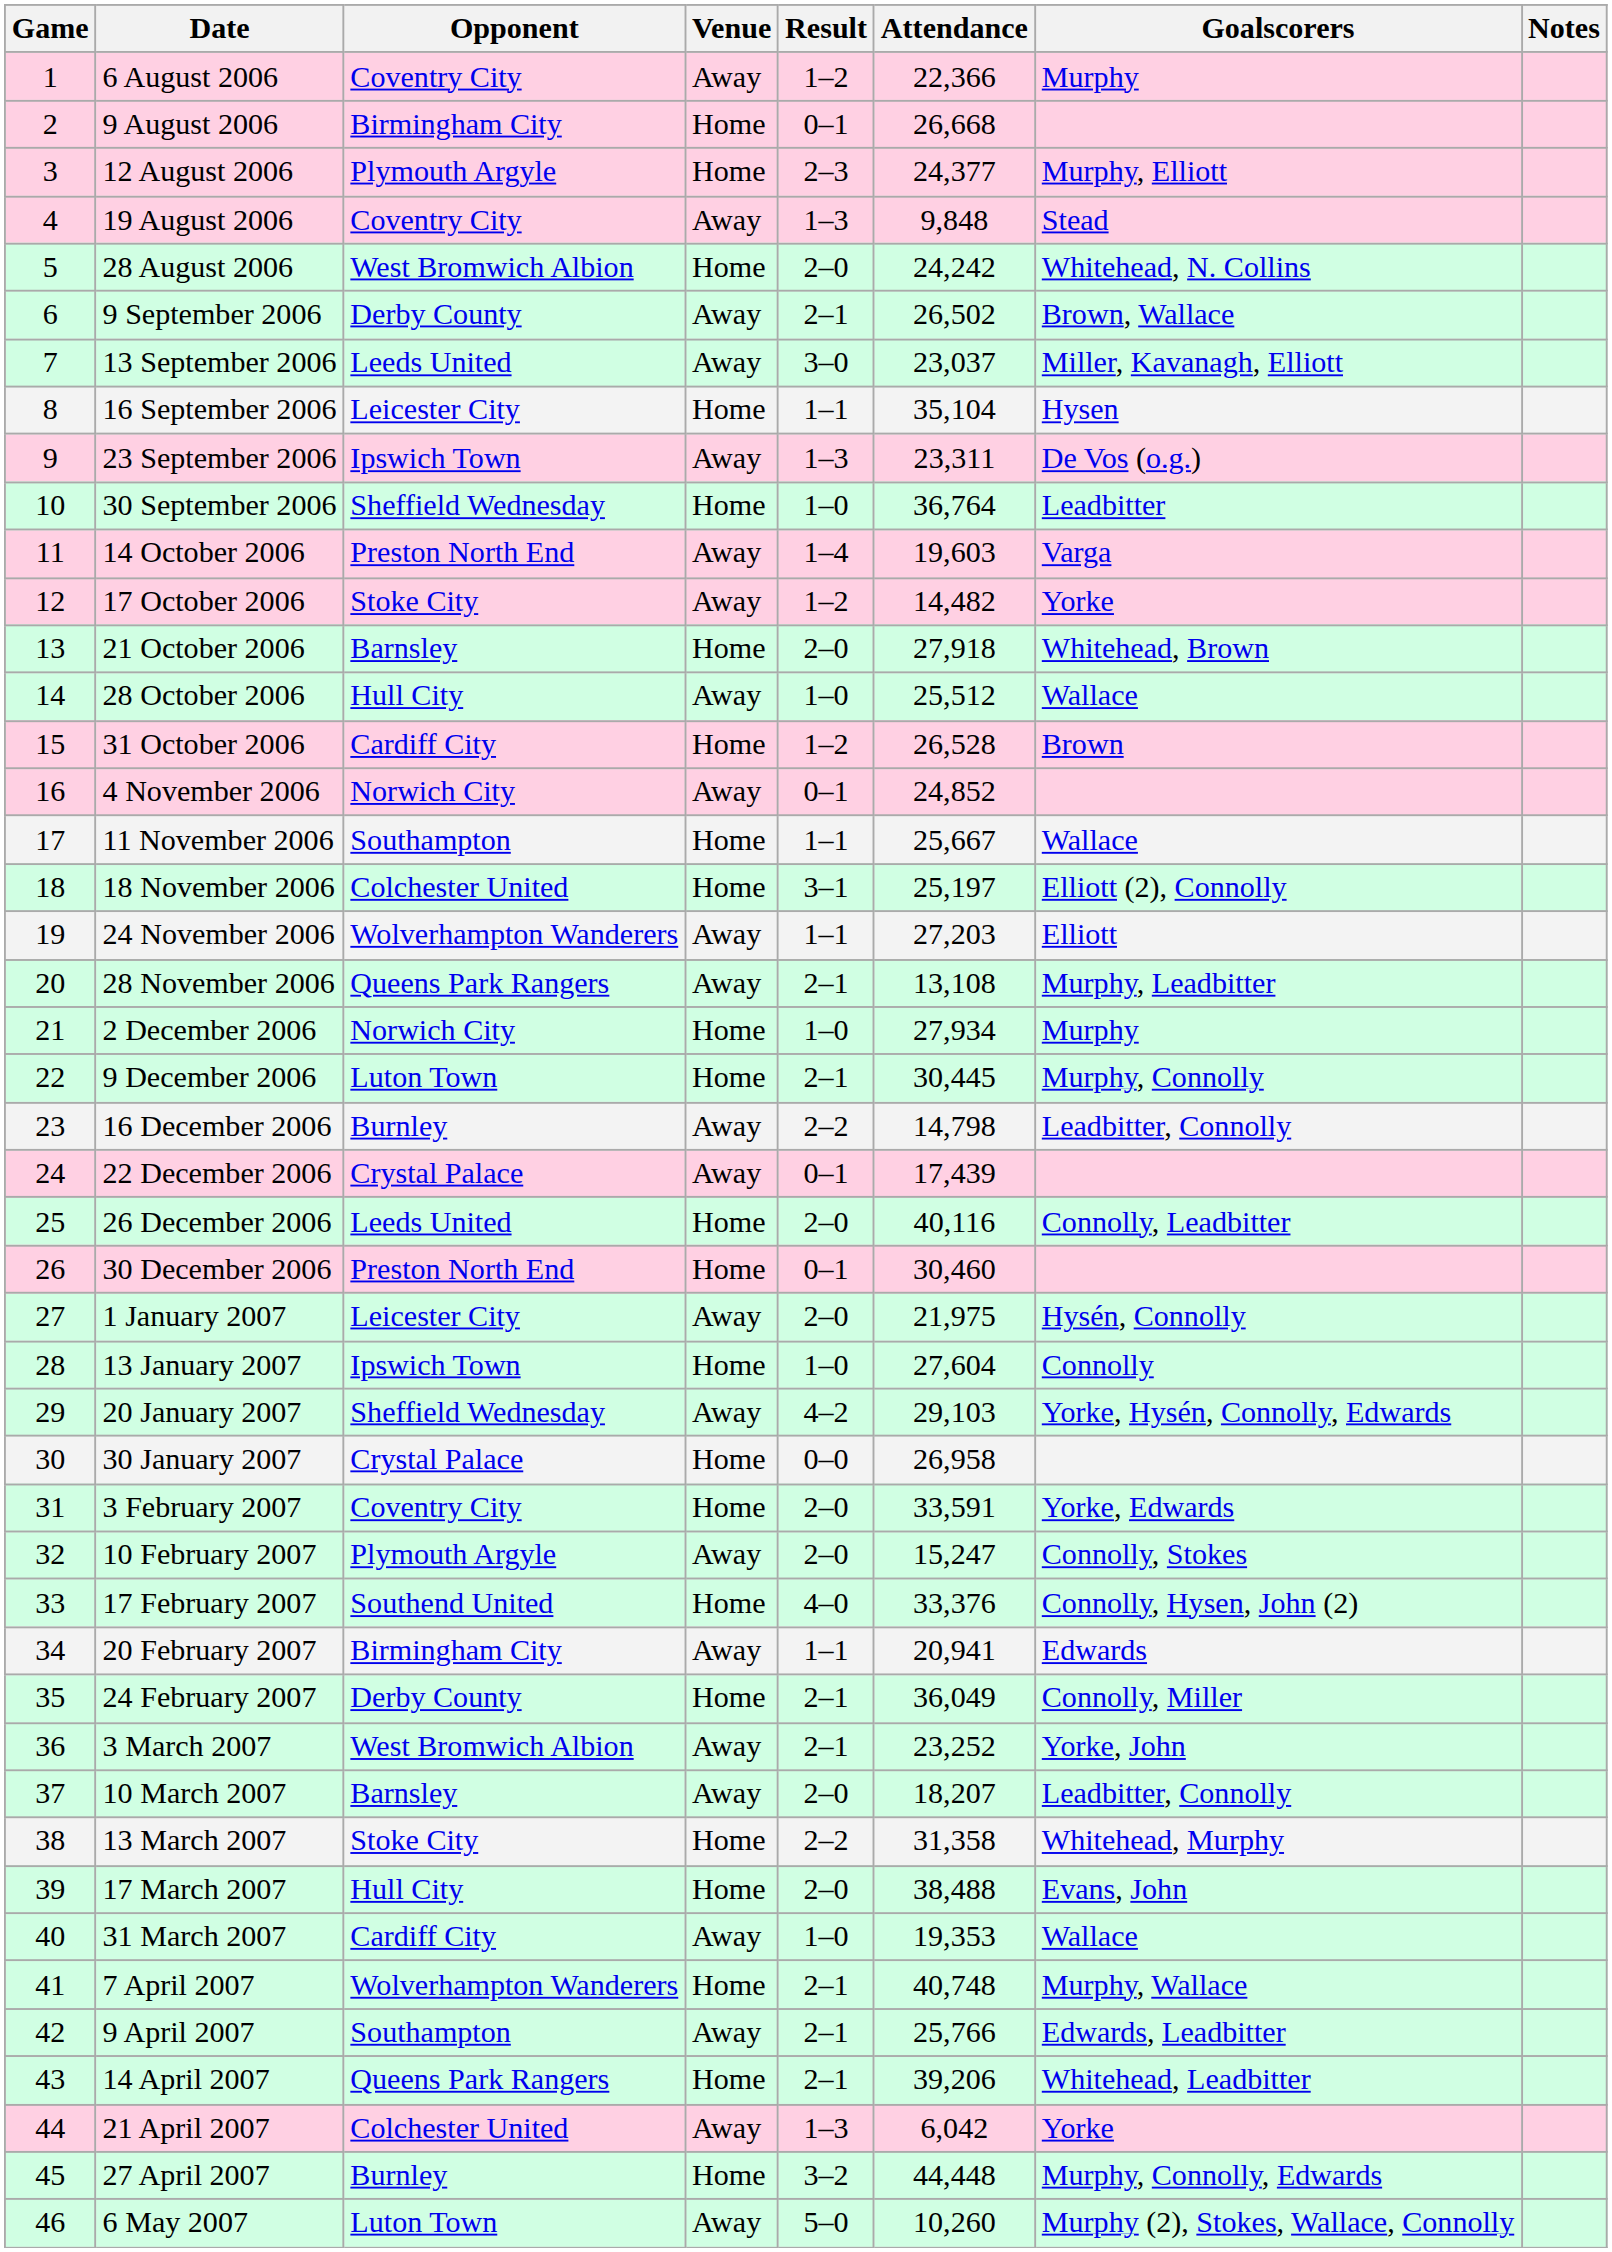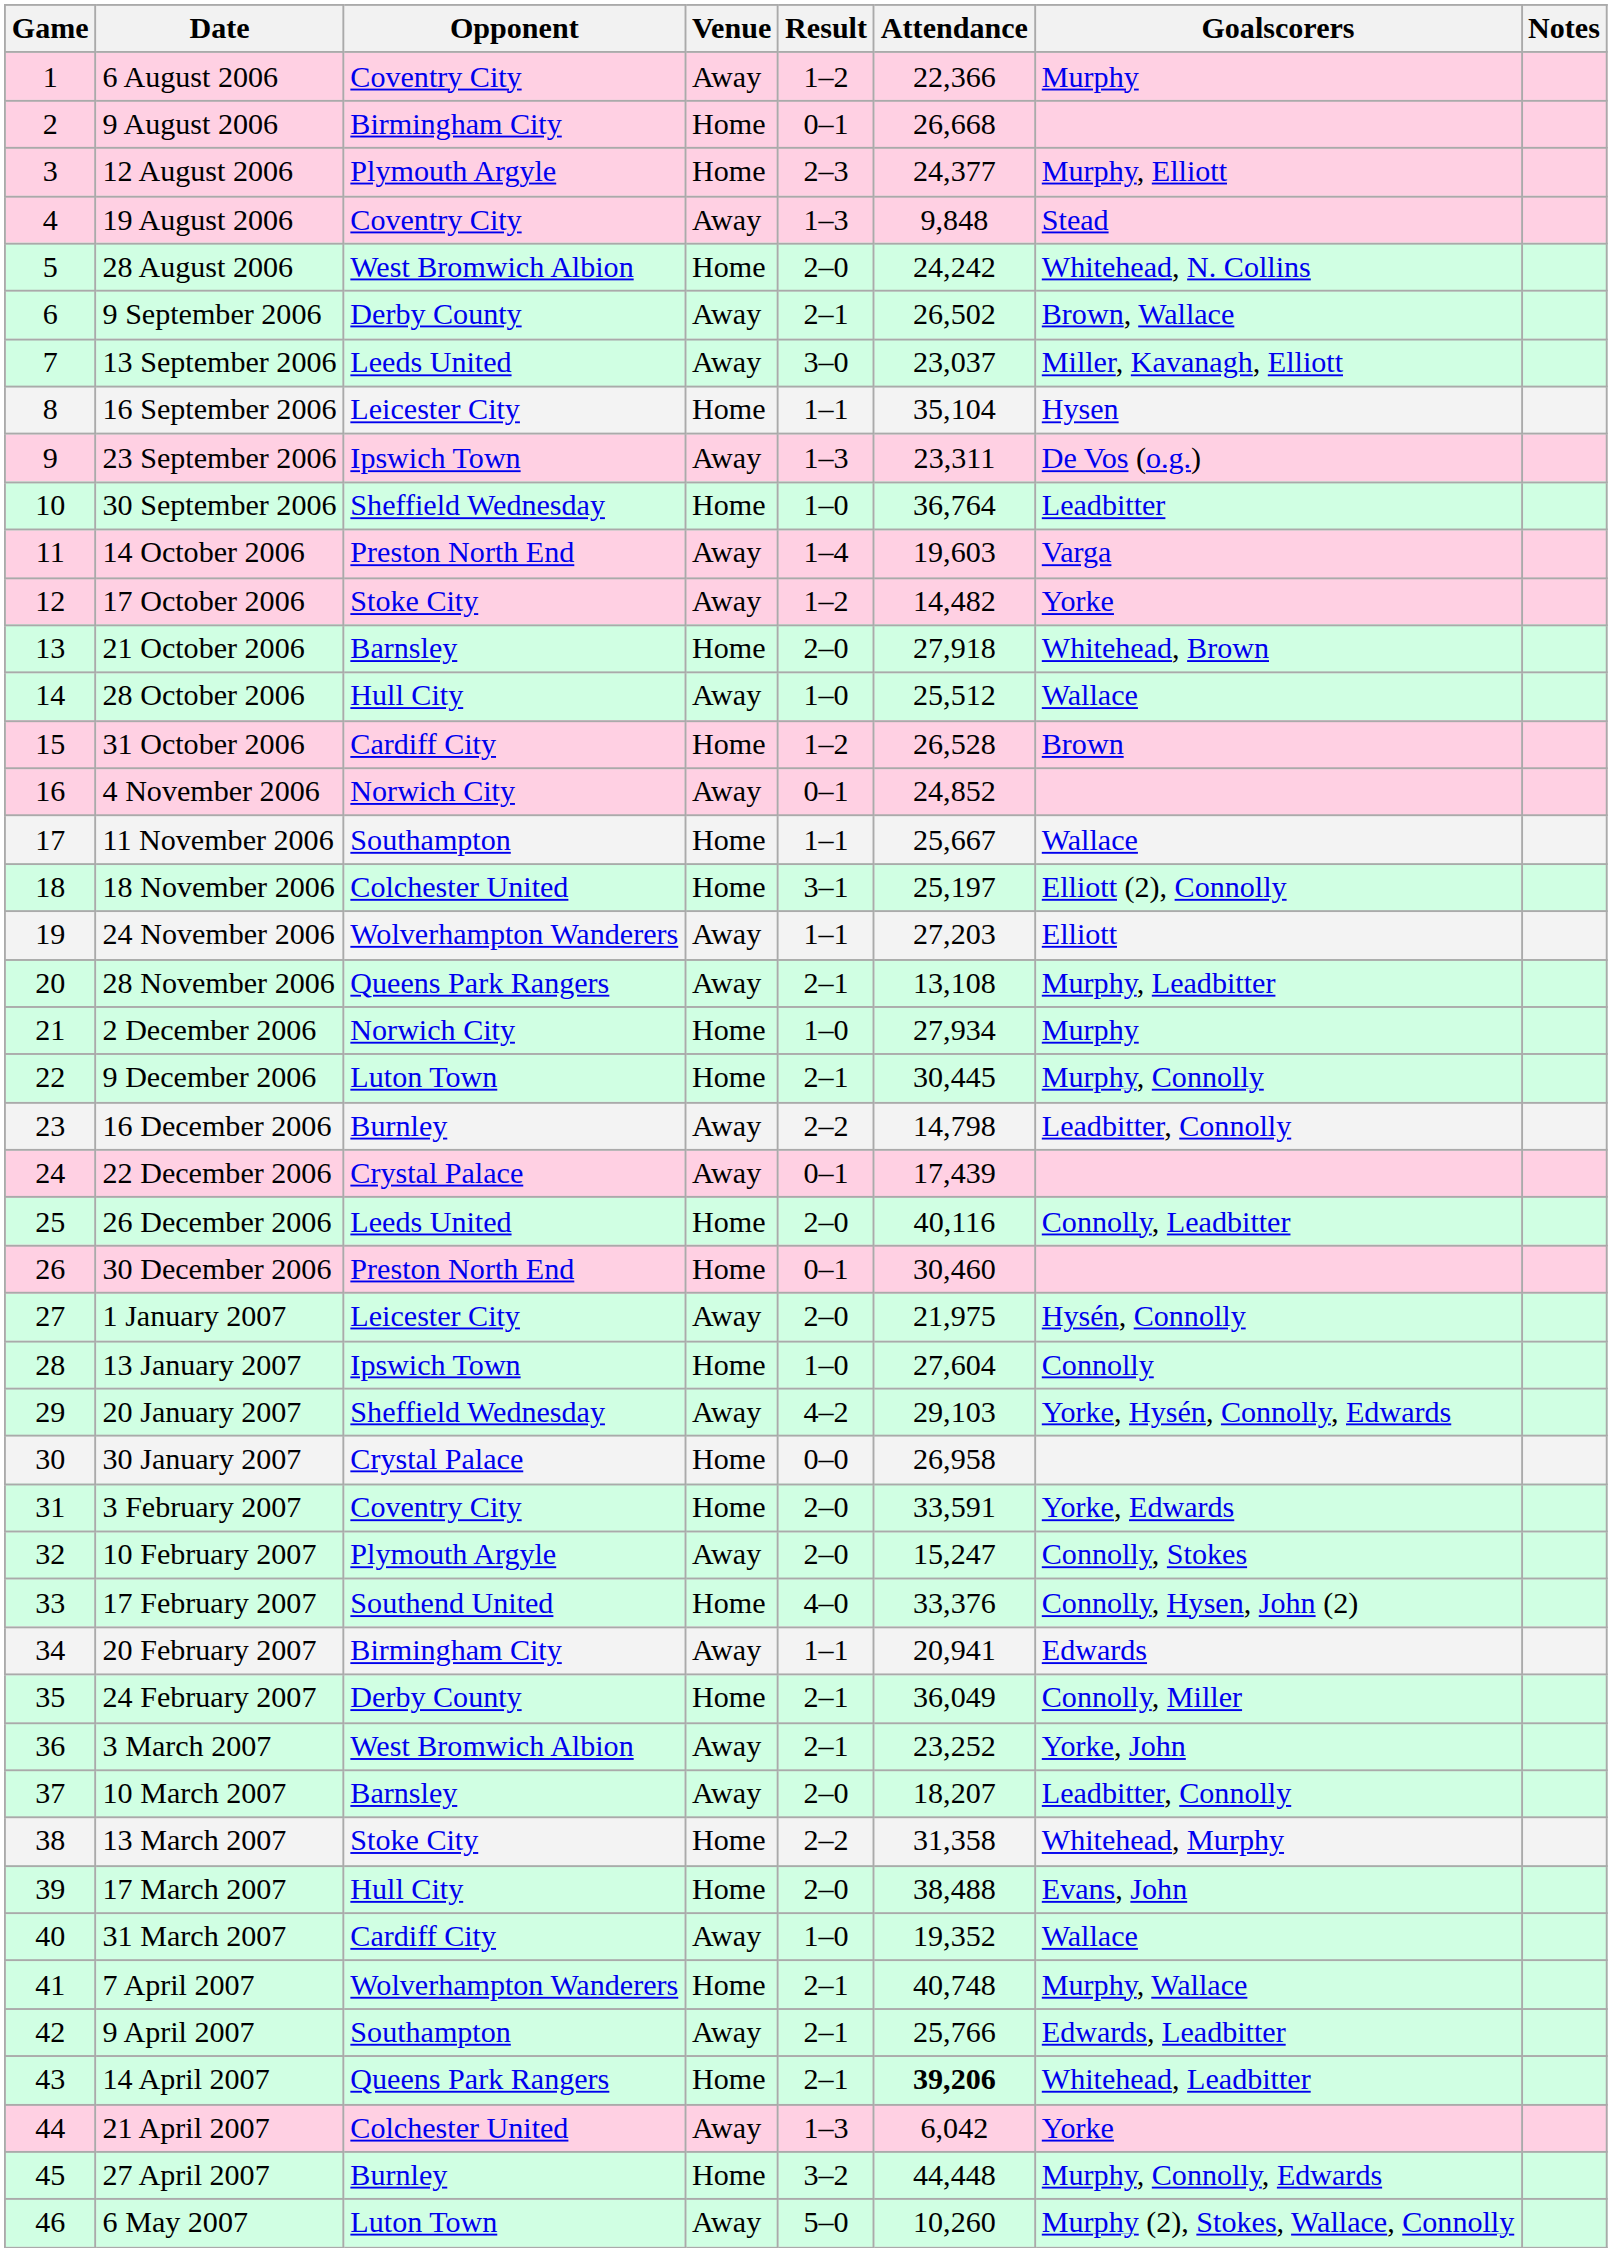(954, 1936) 19,353 -> (954, 1936) 19,352
(954, 2079) normal -> (954, 2079) bold
